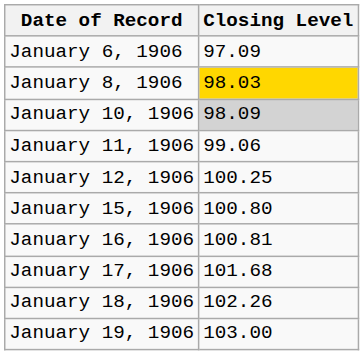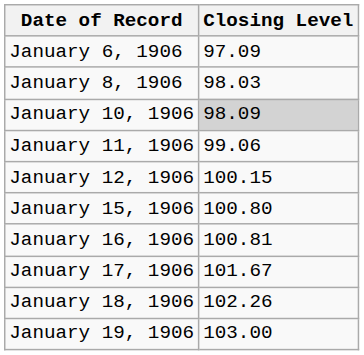(232, 83) gold background -> (232, 83) no background
(238, 177) 100.25 -> (238, 177) 100.15
(238, 271) 101.68 -> (238, 271) 101.67
